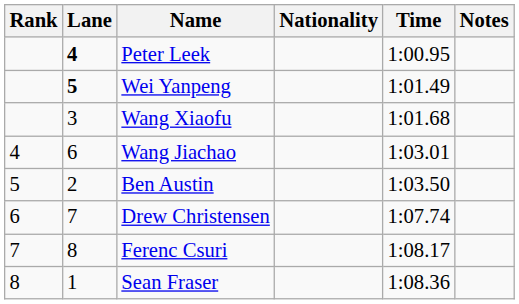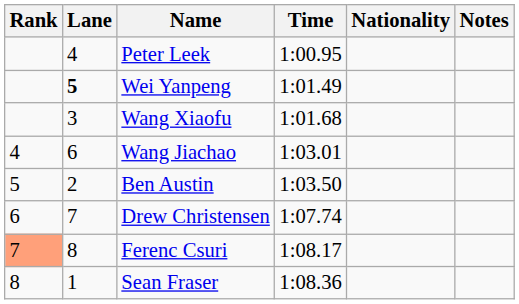columns swapped: (329, 20) <-> (419, 20)
(72, 53) bold -> (72, 53) normal
(15, 250) no background -> (15, 250) lightsalmon background
